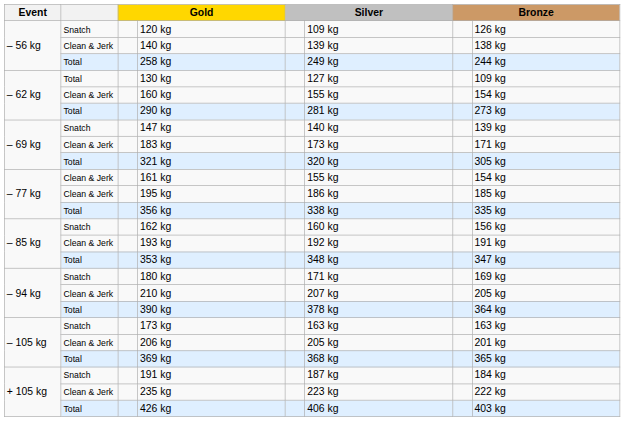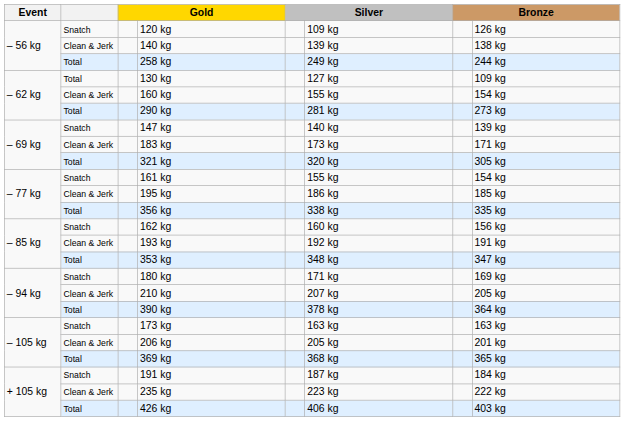(88, 178) Clean & Jerk -> (77, 178) Snatch
